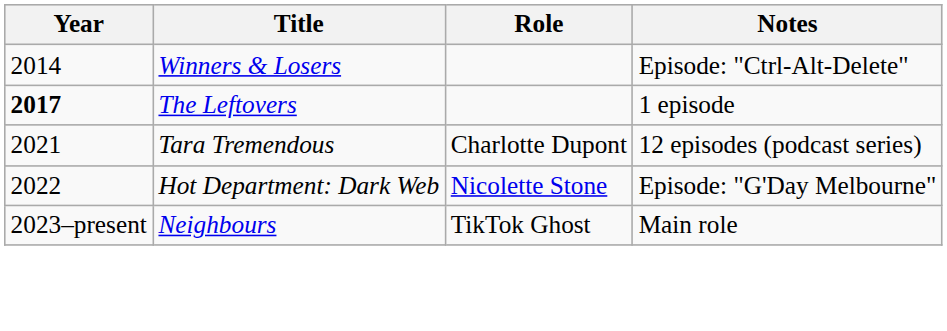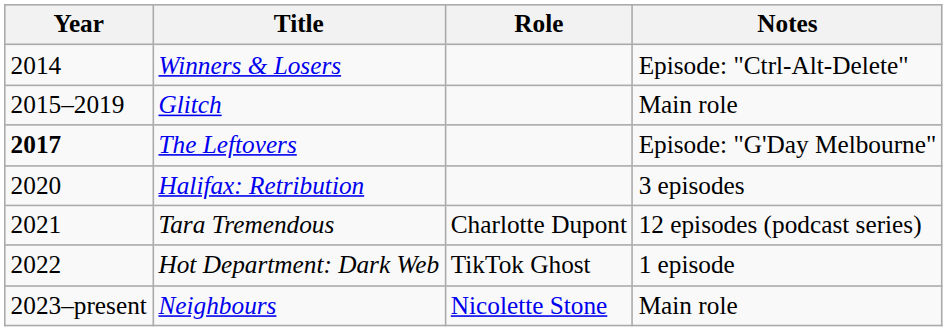+ row: (190, 104)
(687, 104) 1 episode -> (787, 144) Episode: "G'Day Melbourne"
+ row: (261, 184)
(529, 184) Nicolette Stone -> (521, 265) TikTok Ghost
(787, 184) Episode: "G'Day Melbourne" -> (687, 265) 1 episode
(521, 225) TikTok Ghost -> (529, 305) Nicolette Stone
